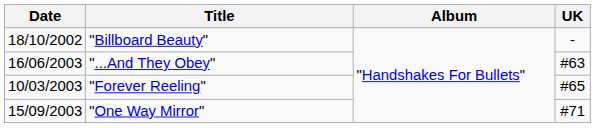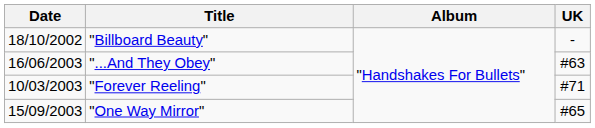(573, 87) #65 -> (573, 87) #71
(573, 110) #71 -> (573, 110) #65
